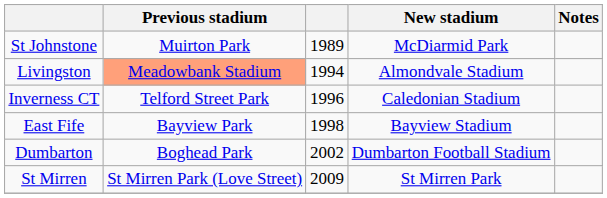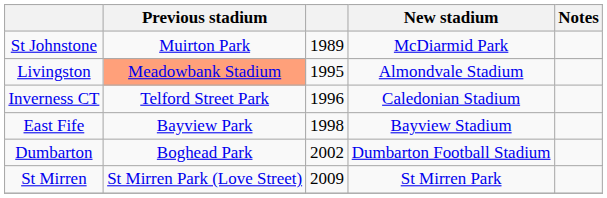(327, 71) 1994 -> (327, 71) 1995
